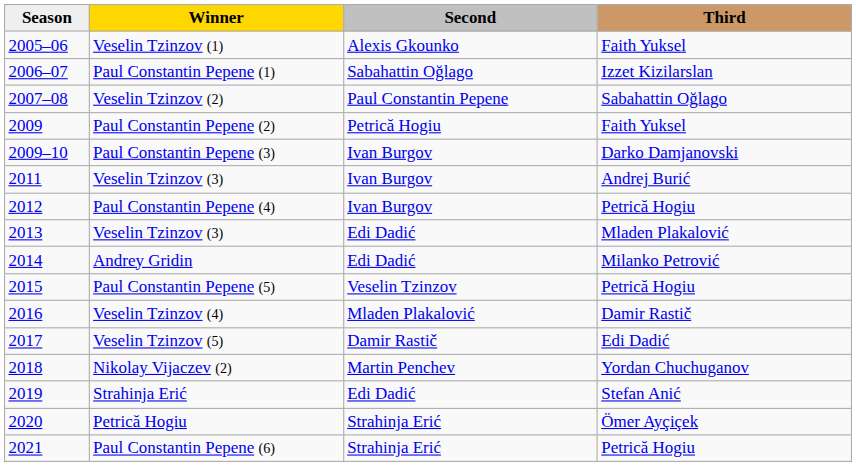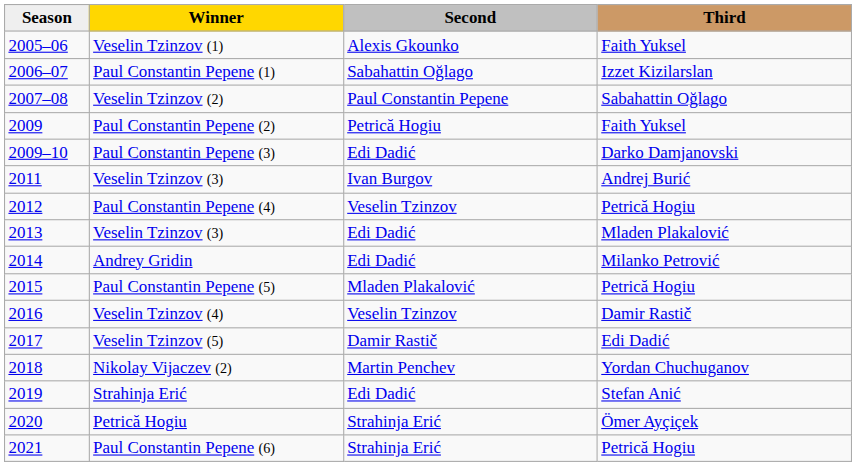(390, 152) Ivan Burgov -> (381, 152) Edi Dadić
(390, 206) Ivan Burgov -> (402, 206) Veselin Tzinzov
(402, 286) Veselin Tzinzov -> (411, 286) Mladen Plakalović
(411, 313) Mladen Plakalović -> (402, 313) Veselin Tzinzov
